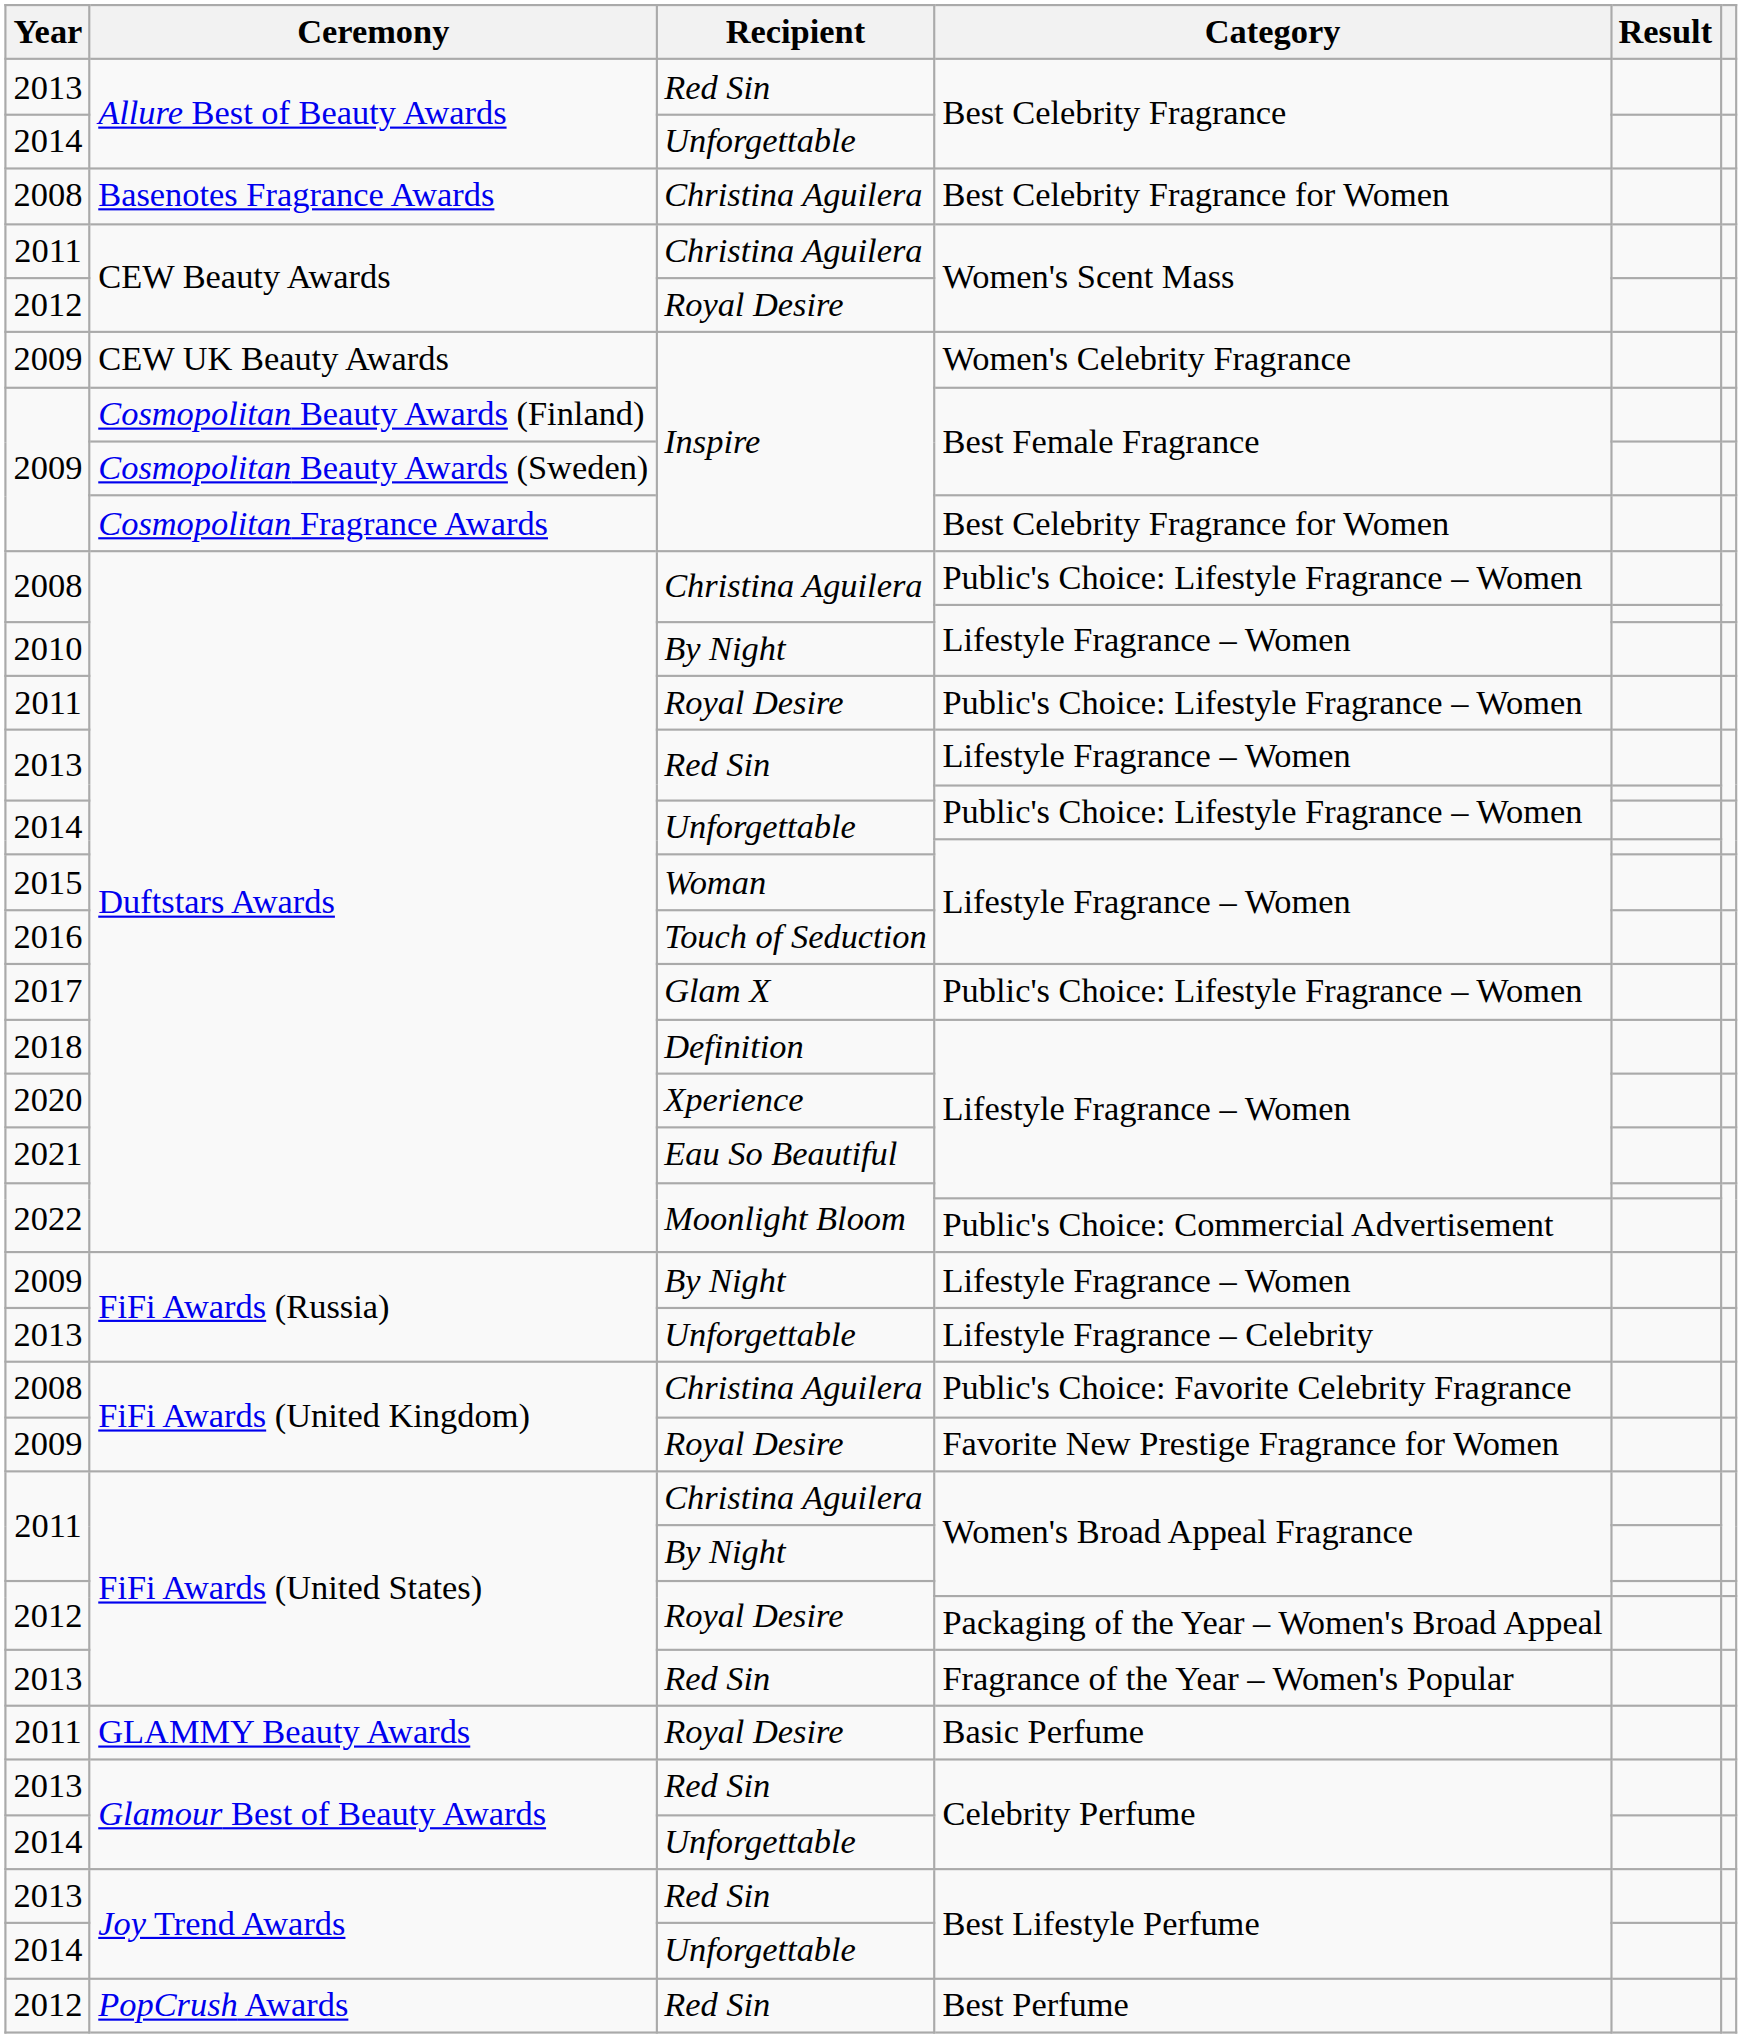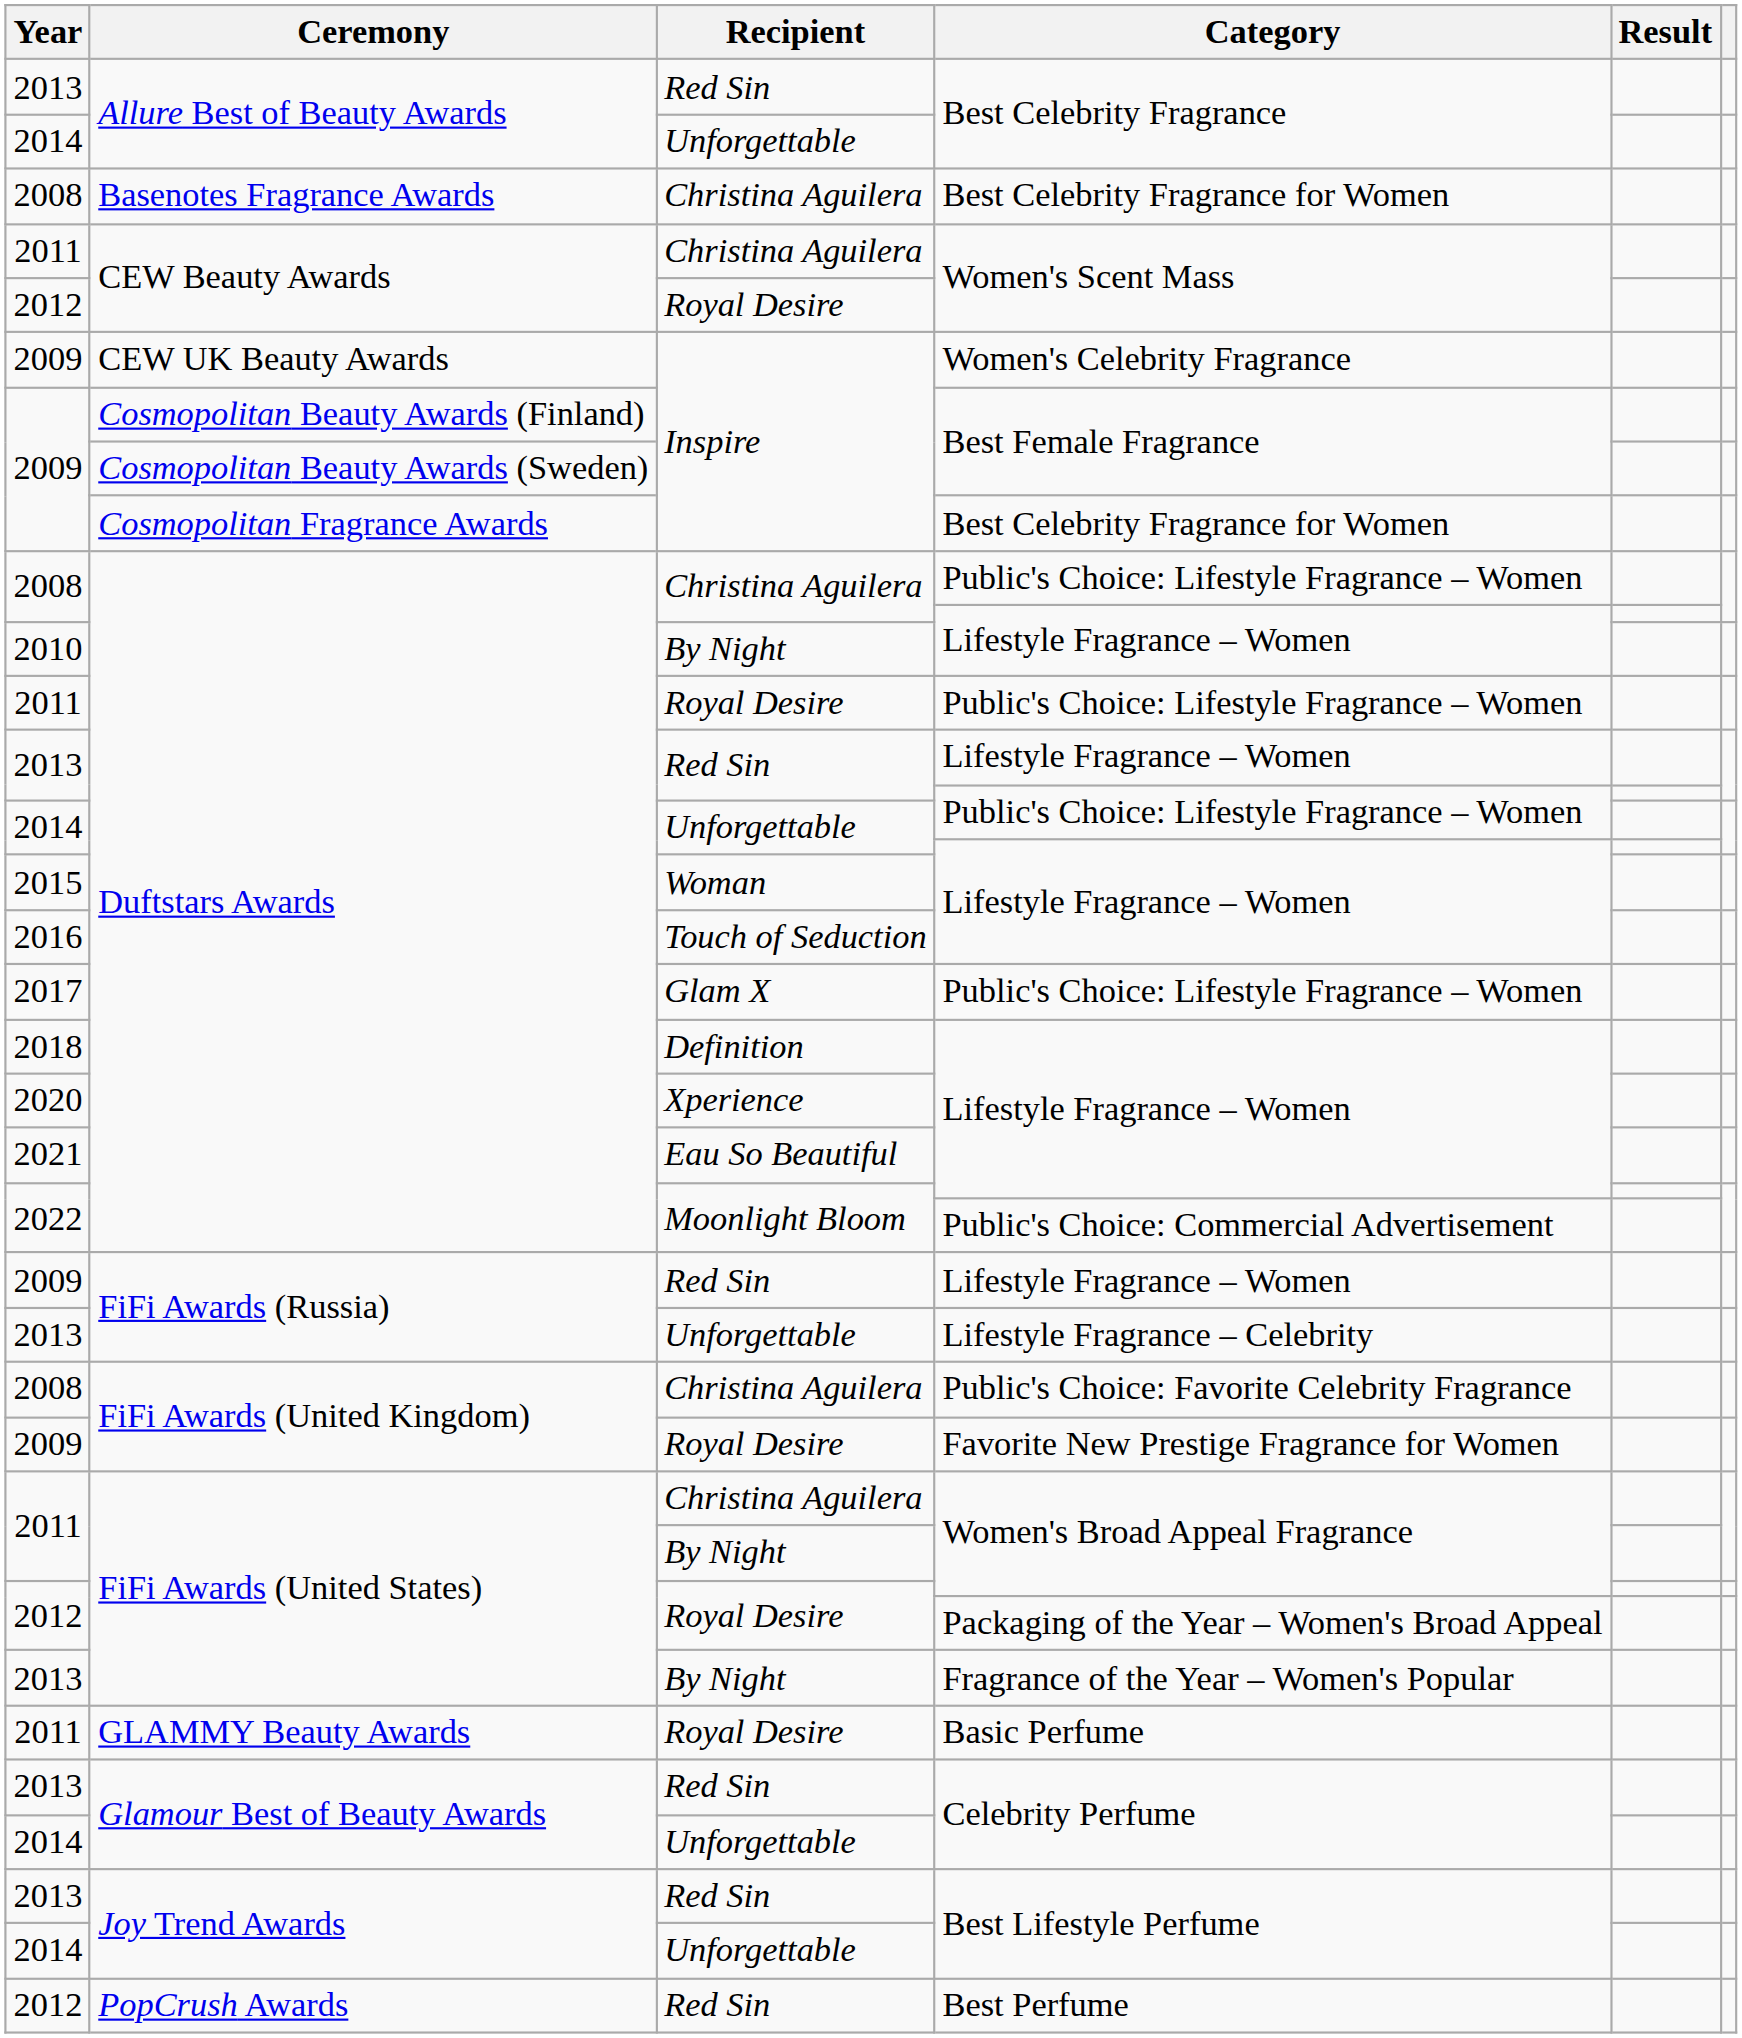(725, 1279) By Night -> (717, 1279) Red Sin
(717, 1677) Red Sin -> (725, 1677) By Night
